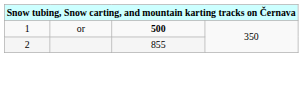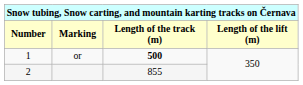+ row: (78, 34)
